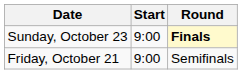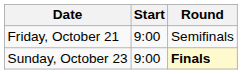rows swapped: (63, 58) <-> (68, 36)
